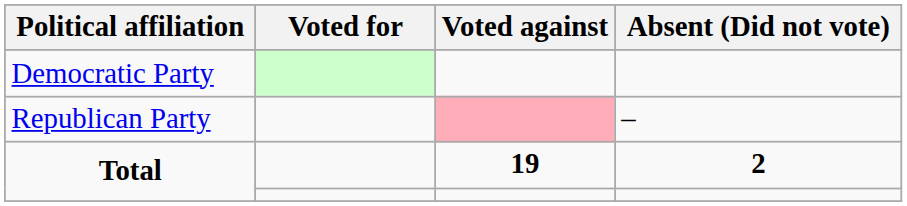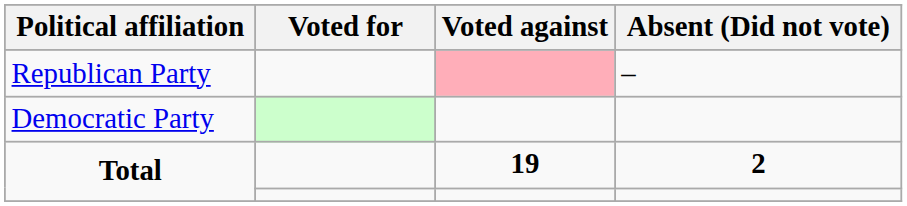rows swapped: (113, 73) <-> (111, 118)
